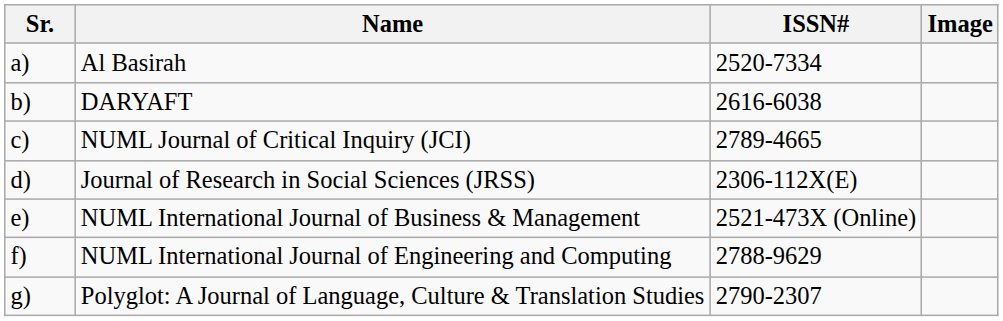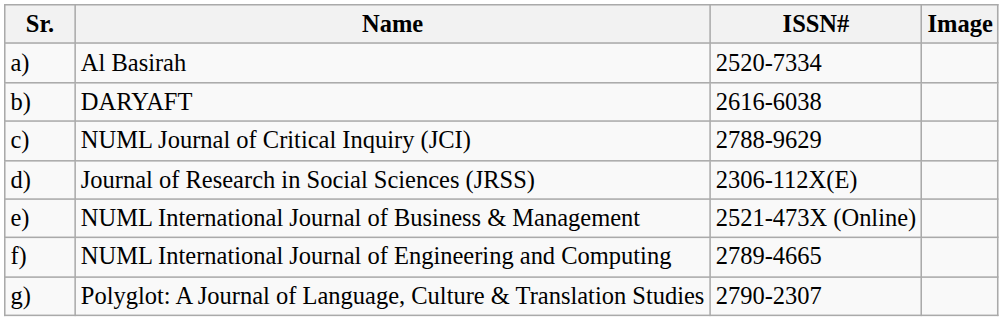(769, 140) 2789-4665 -> (769, 140) 2788-9629
(769, 256) 2788-9629 -> (769, 256) 2789-4665
